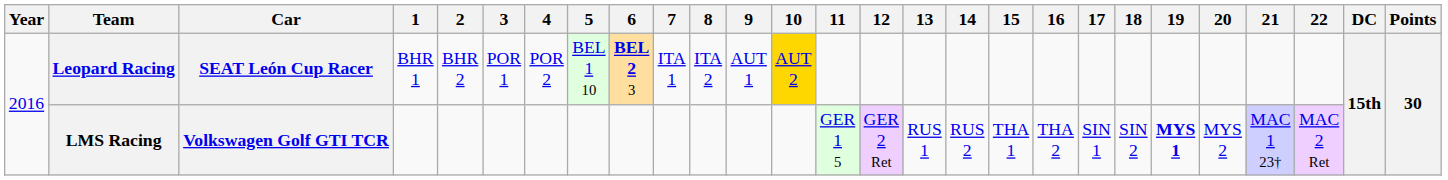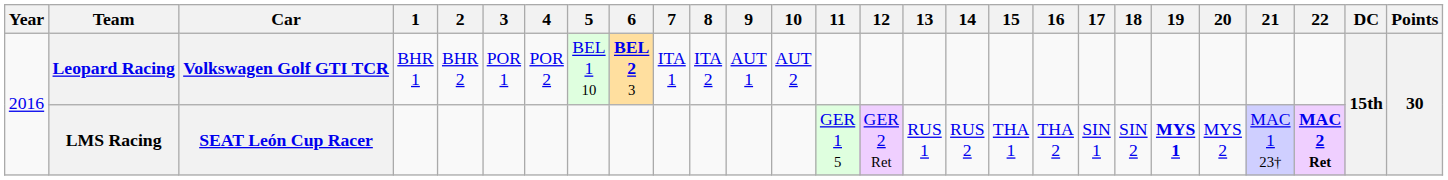(286, 68) SEAT León Cup Racer -> (286, 68) Volkswagen Golf GTI TCR
(793, 68) gold background -> (793, 68) no background
(286, 139) Volkswagen Golf GTI TCR -> (286, 139) SEAT León Cup Racer
(1319, 138) normal -> (1320, 139) bold
